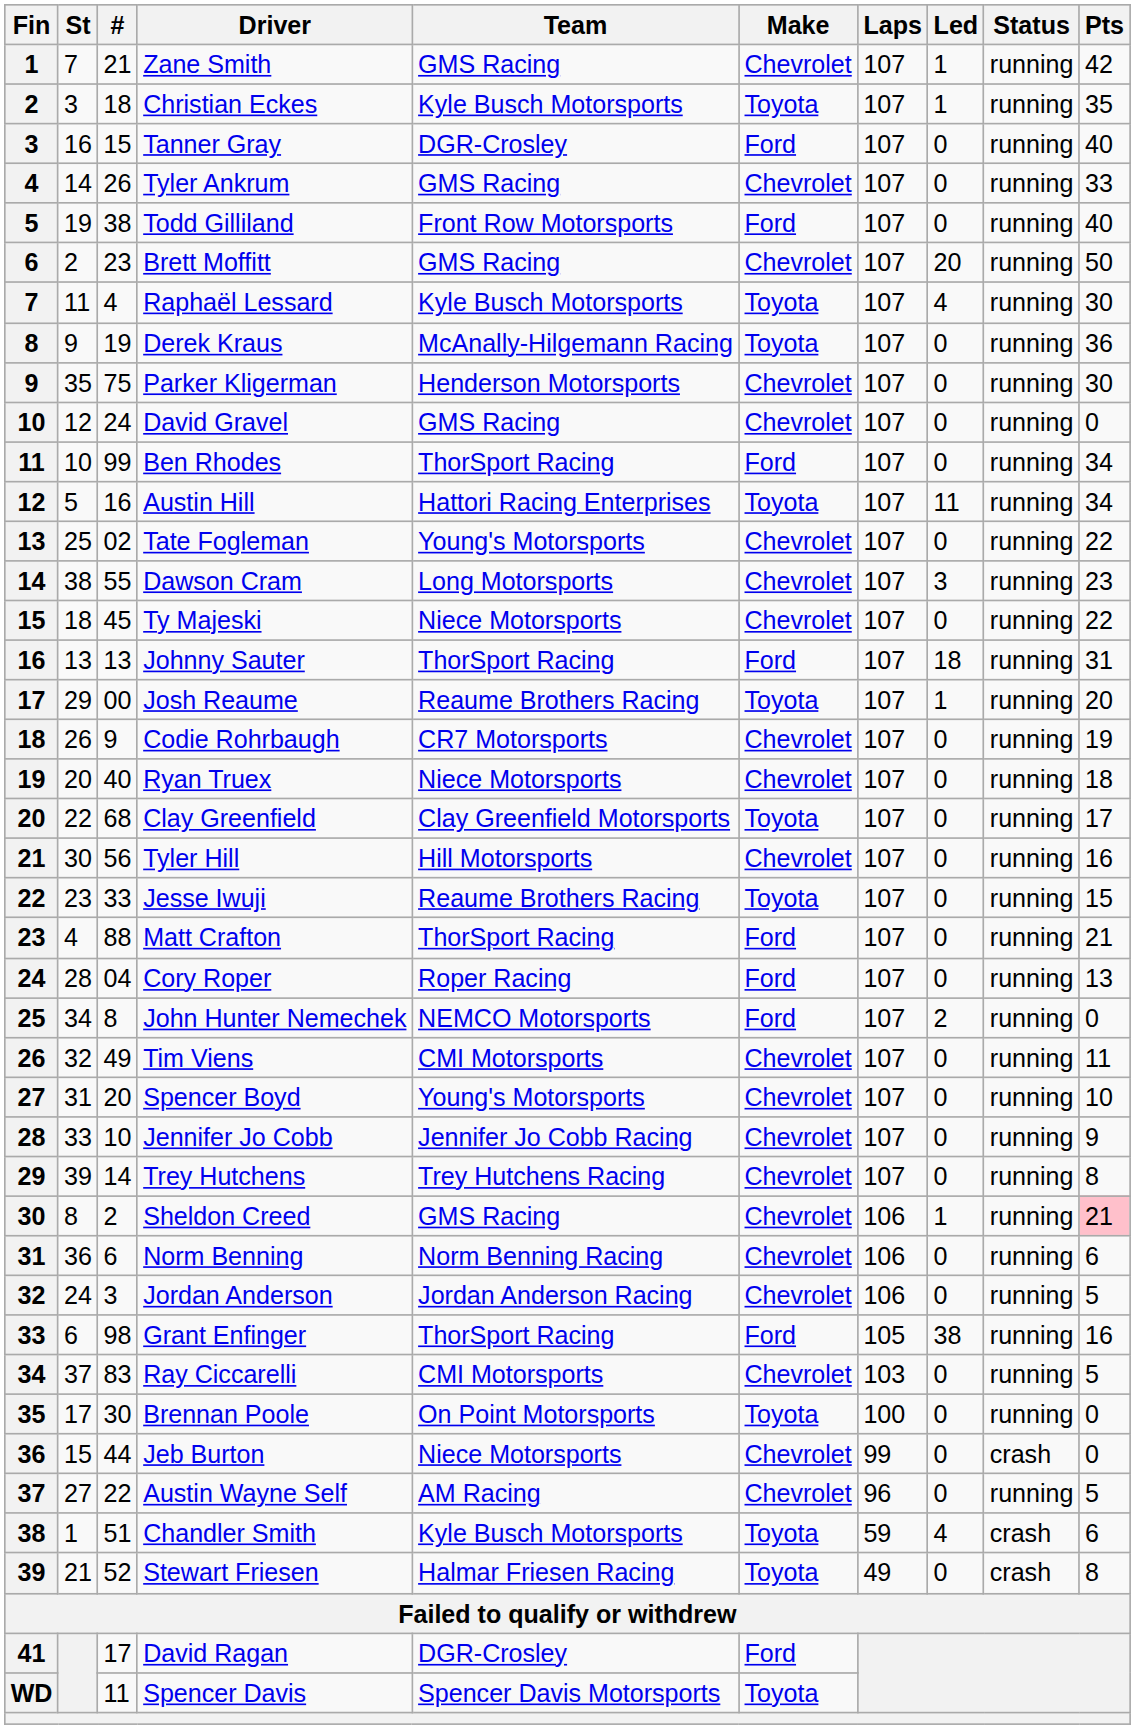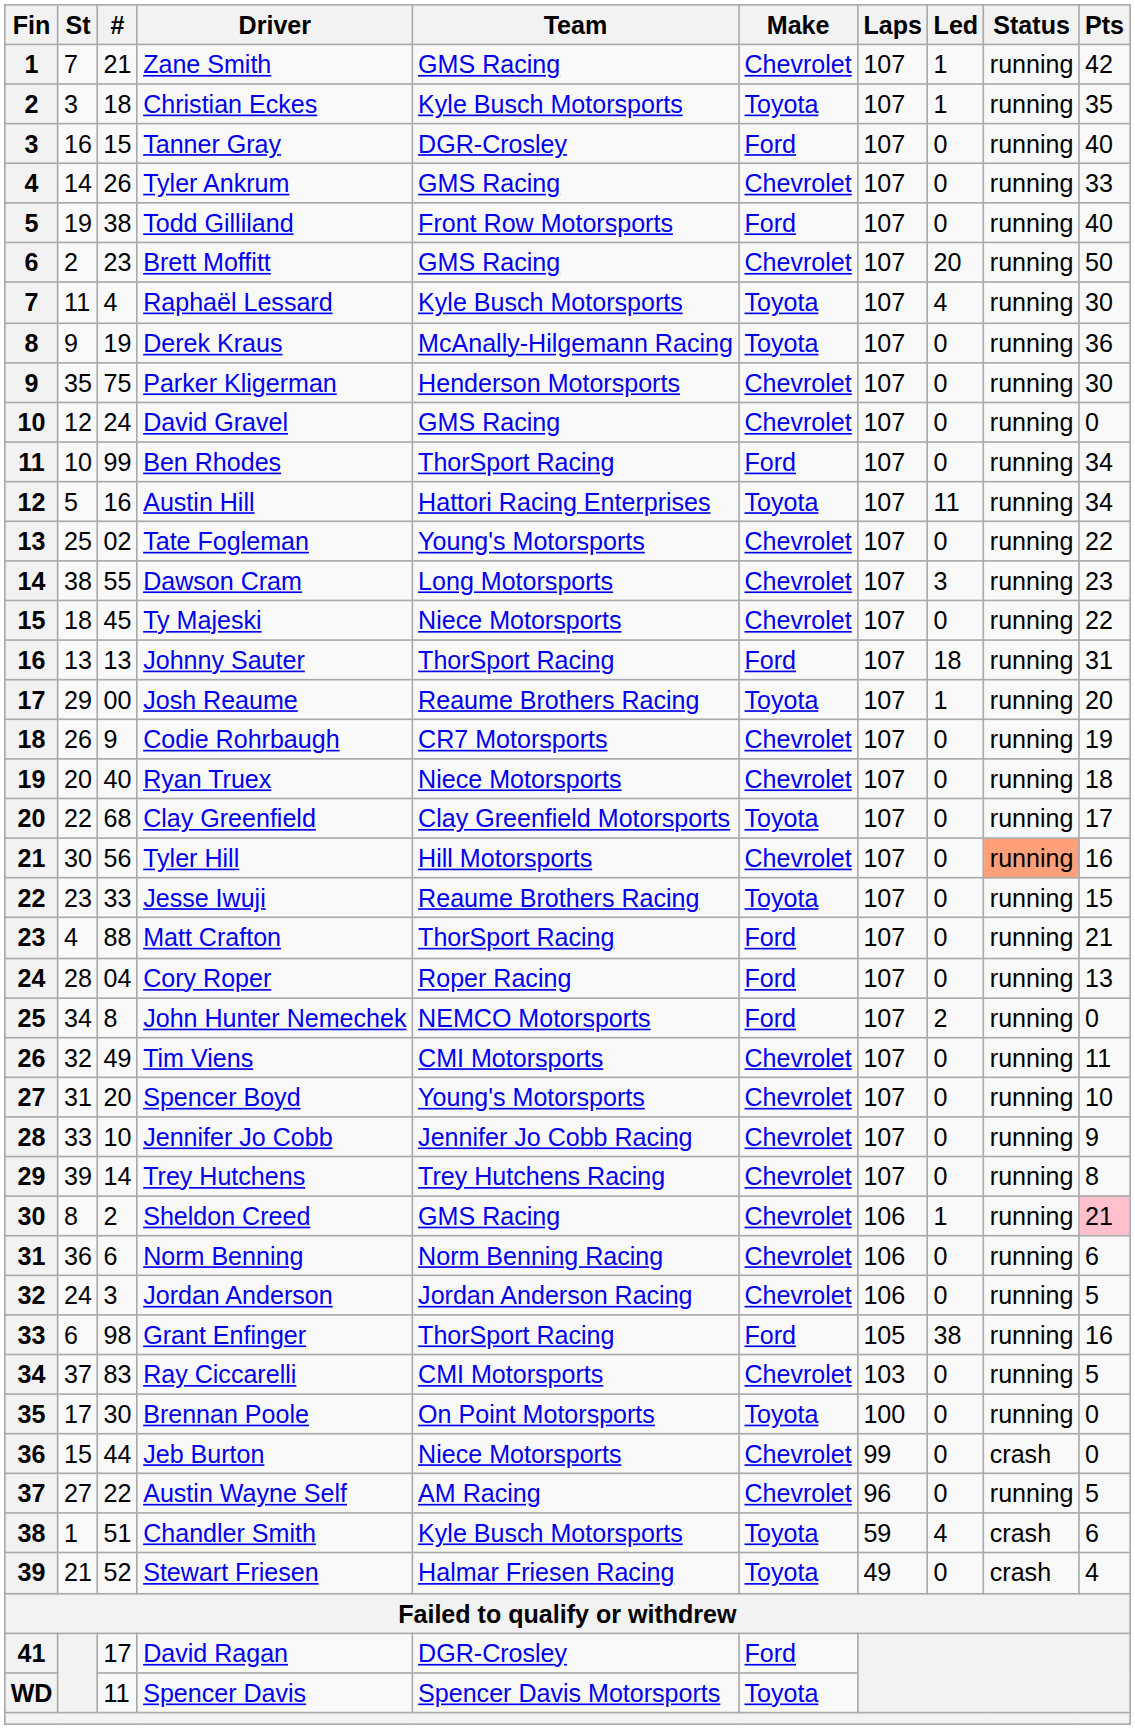(1032, 859) no background -> (1032, 859) lightsalmon background
(1092, 1573) 8 -> (1092, 1573) 4
